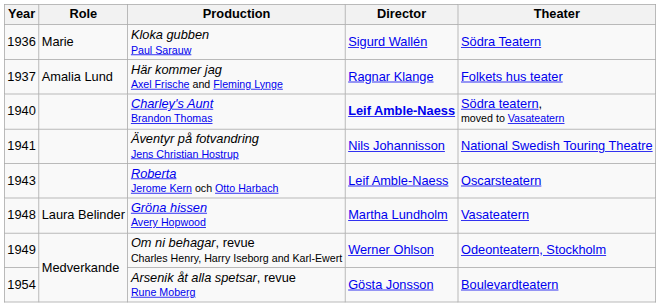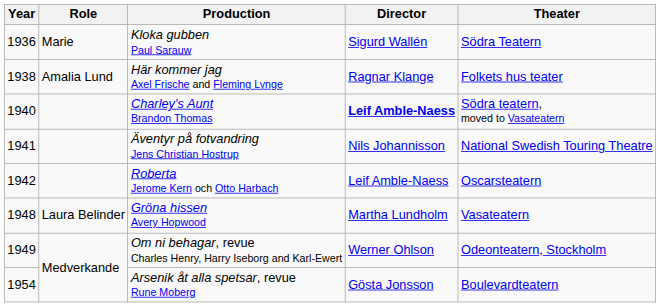(22, 76) 1937 -> (22, 76) 1938
(22, 180) 1943 -> (22, 180) 1942
